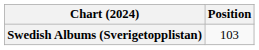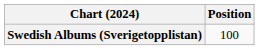(229, 34) 103 -> (229, 34) 100
